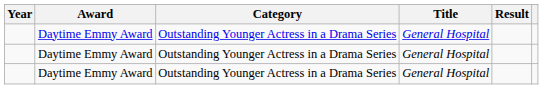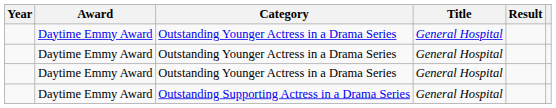+ row: (20, 93)
